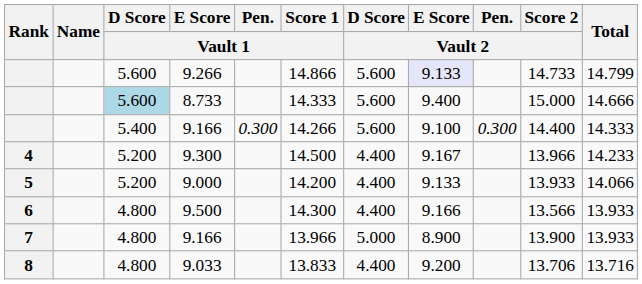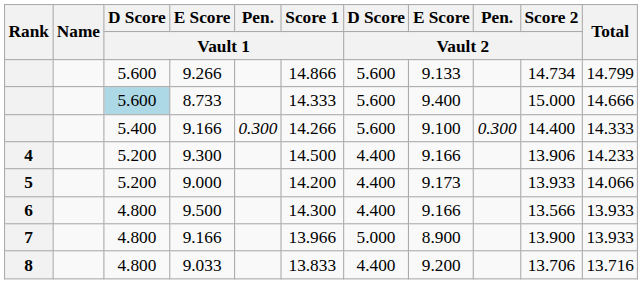(441, 73) lavender background -> (441, 73) no background
(551, 73) 14.733 -> (551, 73) 14.734
(441, 155) 9.167 -> (441, 155) 9.166
(551, 155) 13.966 -> (551, 155) 13.906
(441, 182) 9.133 -> (441, 182) 9.173
